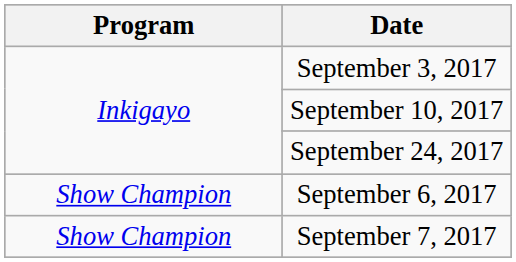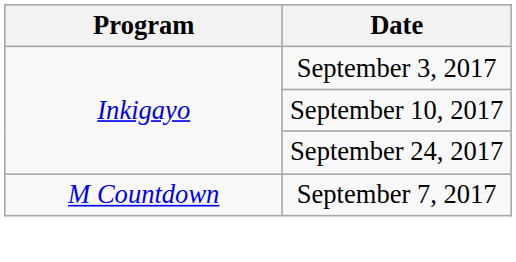- row: (397, 194)
(144, 236) Show Champion -> (144, 194) M Countdown
